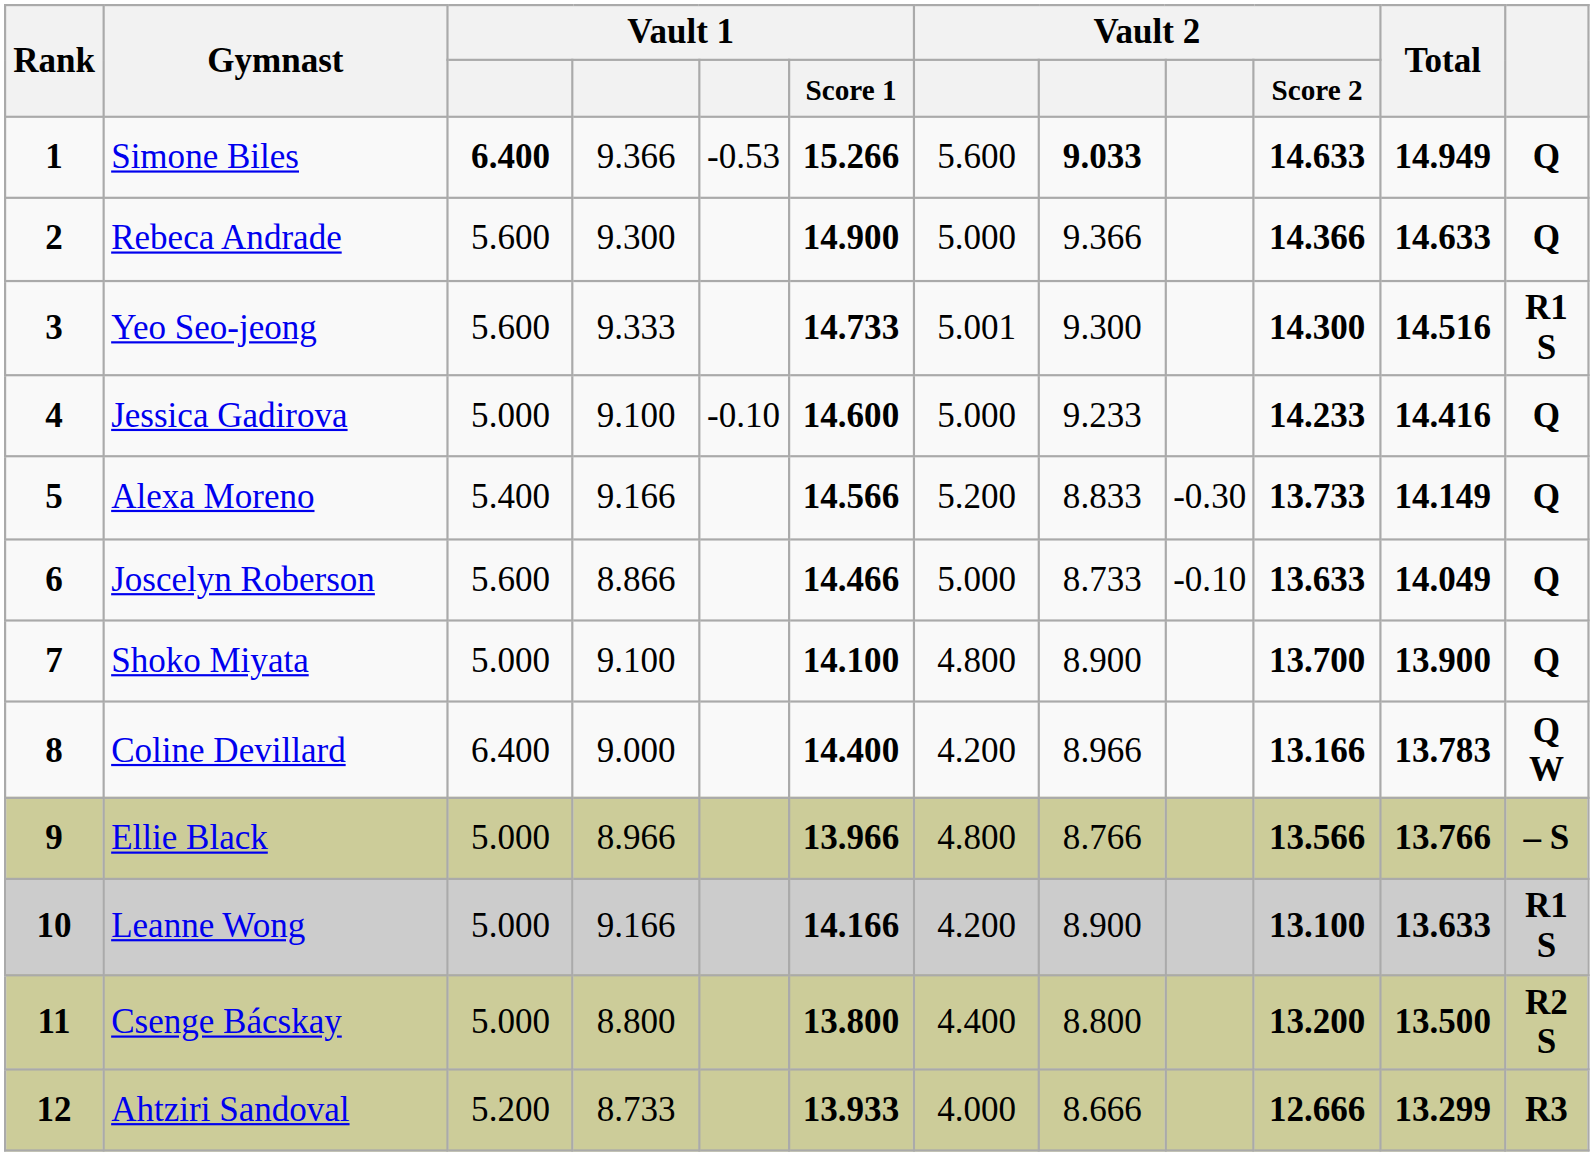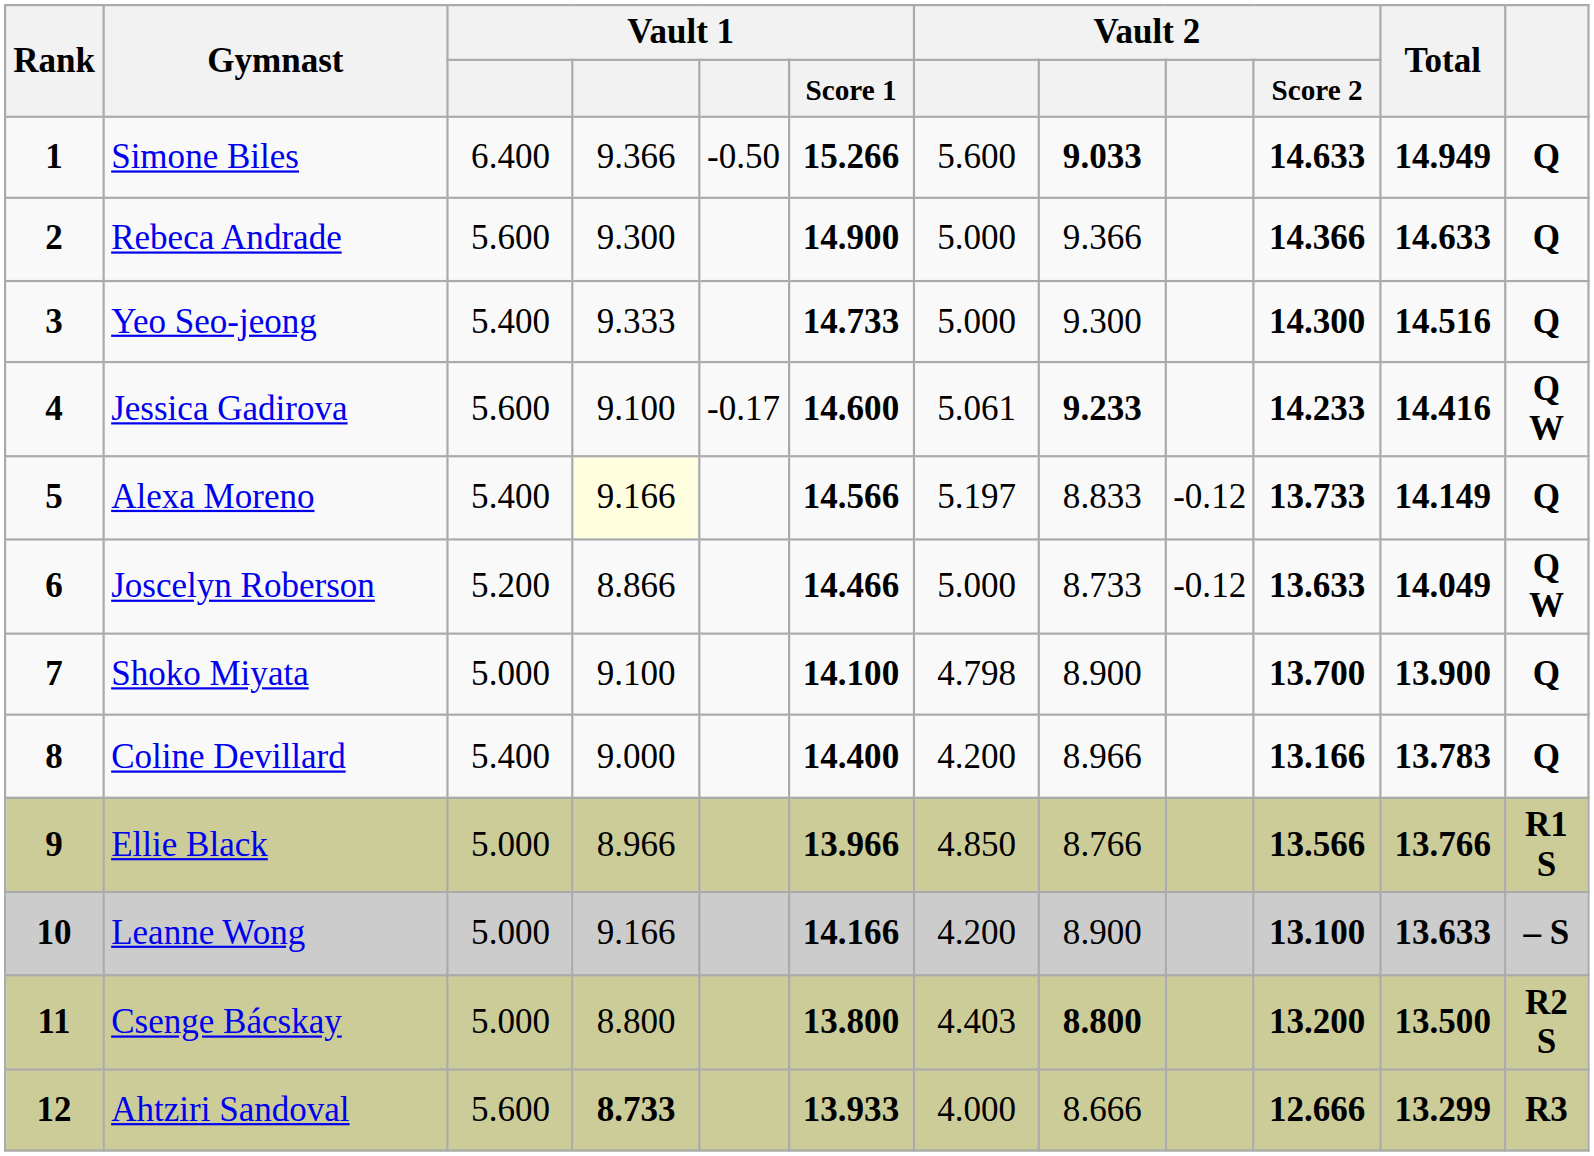(511, 156) bold -> (511, 156) normal
(744, 156) -0.53 -> (744, 156) -0.50
(511, 326) 5.600 -> (511, 320) 5.400
(977, 326) 5.001 -> (977, 320) 5.000
(1546, 326) R1 S -> (1546, 320) Q
(511, 415) 5.000 -> (511, 408) 5.600
(744, 415) -0.10 -> (744, 408) -0.17
(977, 415) 5.000 -> (977, 408) 5.061
(1102, 415) normal -> (1102, 408) bold
(1546, 415) Q -> (1546, 408) Q W
(636, 497) no background -> (636, 497) lightyellow background
(977, 497) 5.200 -> (977, 497) 5.197
(1210, 497) -0.30 -> (1210, 497) -0.12
(511, 578) 5.600 -> (511, 585) 5.200
(1210, 578) -0.10 -> (1210, 585) -0.12
(1546, 578) Q -> (1546, 585) Q W
(977, 660) 4.800 -> (977, 673) 4.798
(511, 749) 6.400 -> (511, 755) 5.400
(1546, 749) Q W -> (1546, 755) Q
(977, 837) 4.800 -> (977, 844) 4.850
(1546, 837) – S -> (1546, 844) R1 S
(1546, 926) R1 S -> (1546, 932) – S
(977, 1021) 4.400 -> (977, 1021) 4.403
(1102, 1021) normal -> (1102, 1021) bold
(511, 1109) 5.200 -> (511, 1109) 5.600
(636, 1109) normal -> (636, 1109) bold
